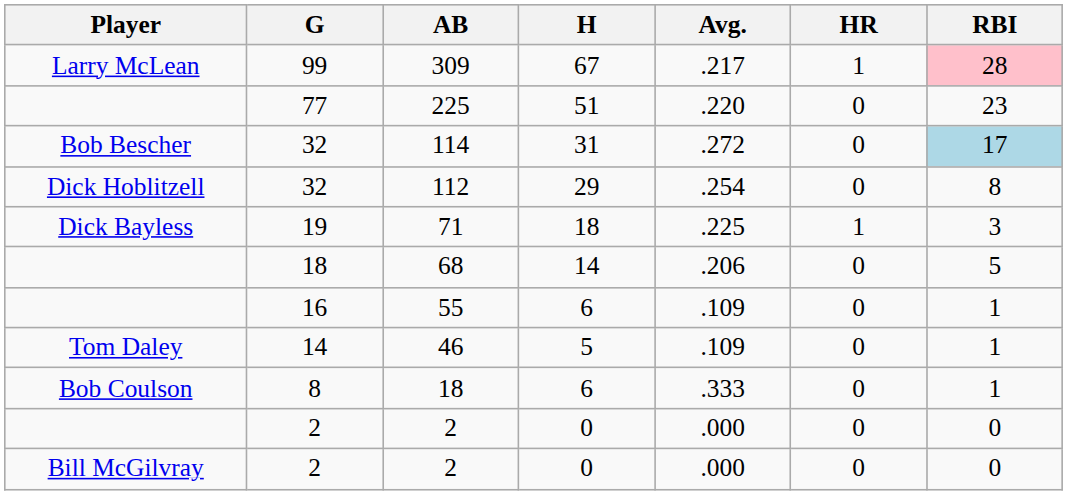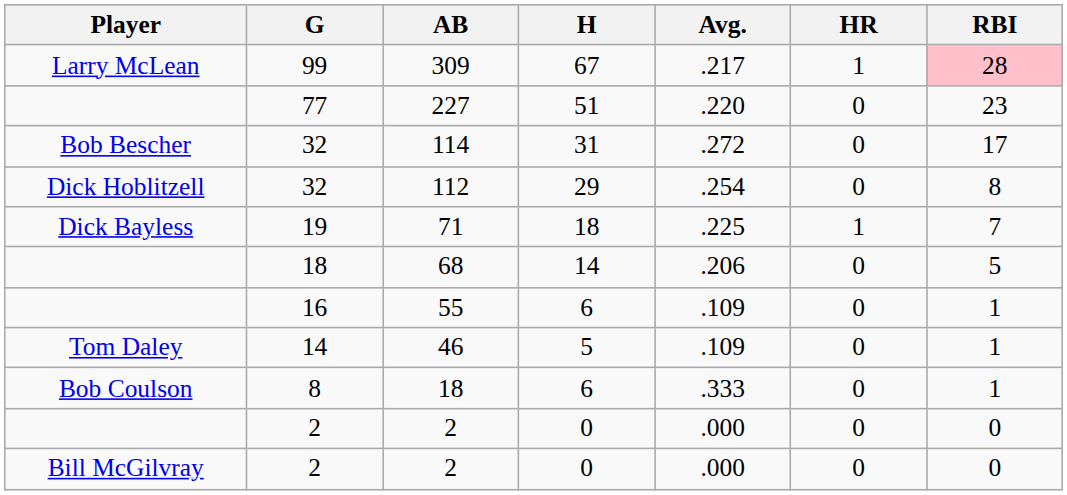(451, 105) 225 -> (451, 105) 227
(995, 145) lightblue background -> (995, 145) no background
(995, 226) 3 -> (995, 226) 7
